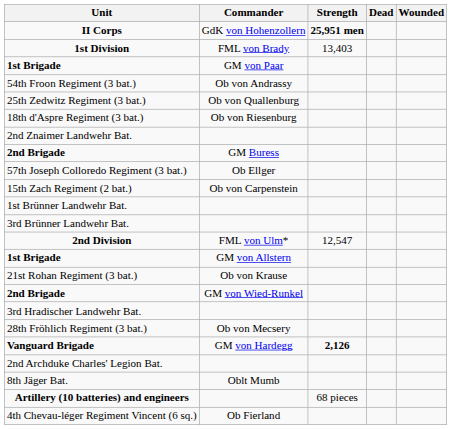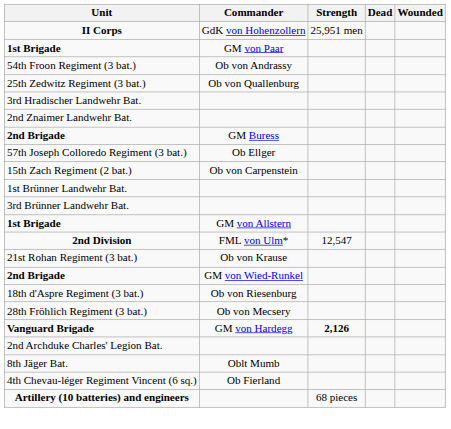(337, 30) bold -> (337, 30) normal
- row: (102, 48)
rows swapped: (74, 310) <-> (75, 118)
rows swapped: (102, 240) <-> (34, 258)
rows swapped: (102, 415) <-> (102, 398)
